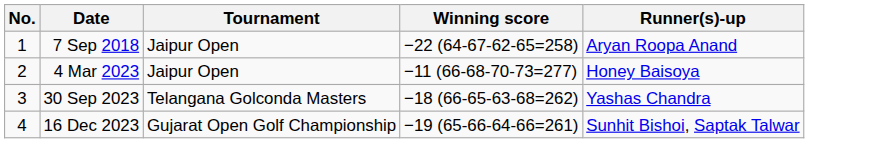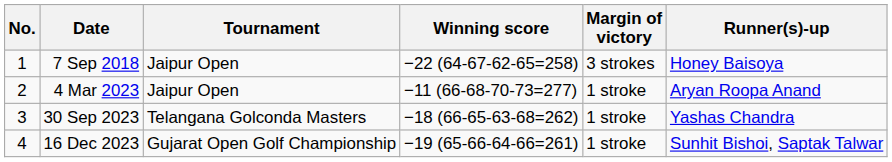+ column: (624, 28)
(662, 45) Aryan Roopa Anand -> (727, 64) Honey Baisoya
(643, 72) Honey Baisoya -> (745, 90) Aryan Roopa Anand
